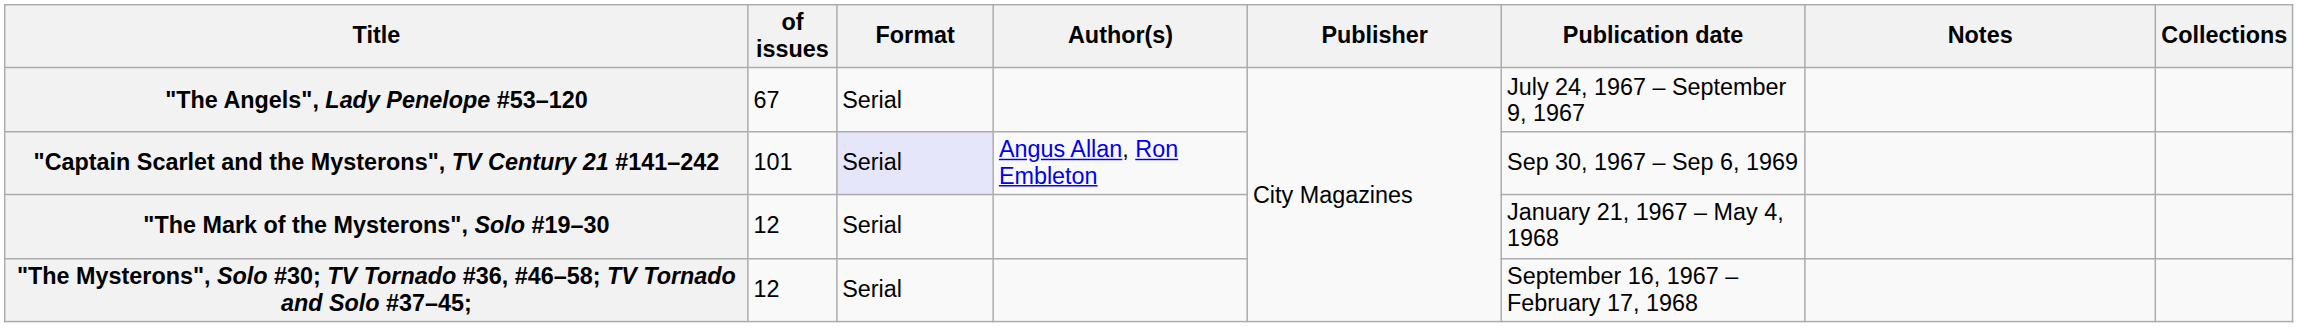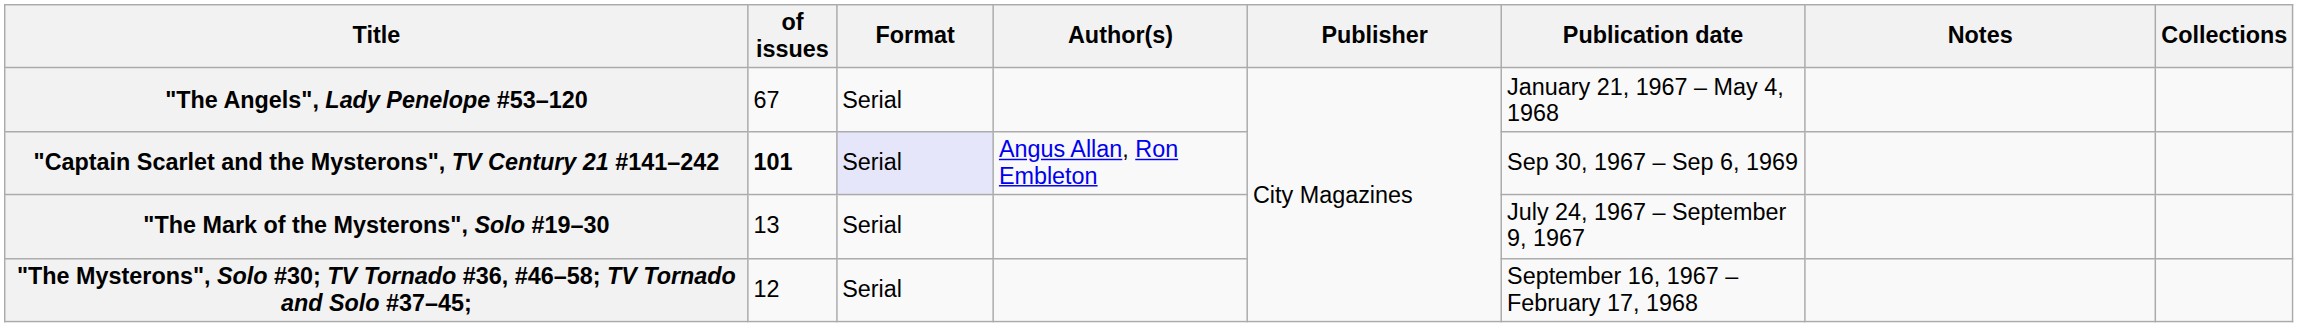(1647, 99) July 24, 1967 – September 9, 1967 -> (1645, 99) January 21, 1967 – May 4, 1968
(773, 162) normal -> (773, 162) bold
(766, 226) 12 -> (766, 226) 13
(1645, 226) January 21, 1967 – May 4, 1968 -> (1647, 226) July 24, 1967 – September 9, 1967
